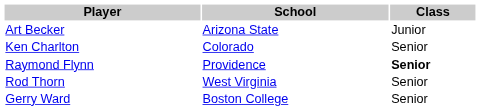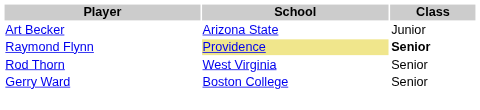- row: (42, 47)
(234, 64) no background -> (234, 47) khaki background
